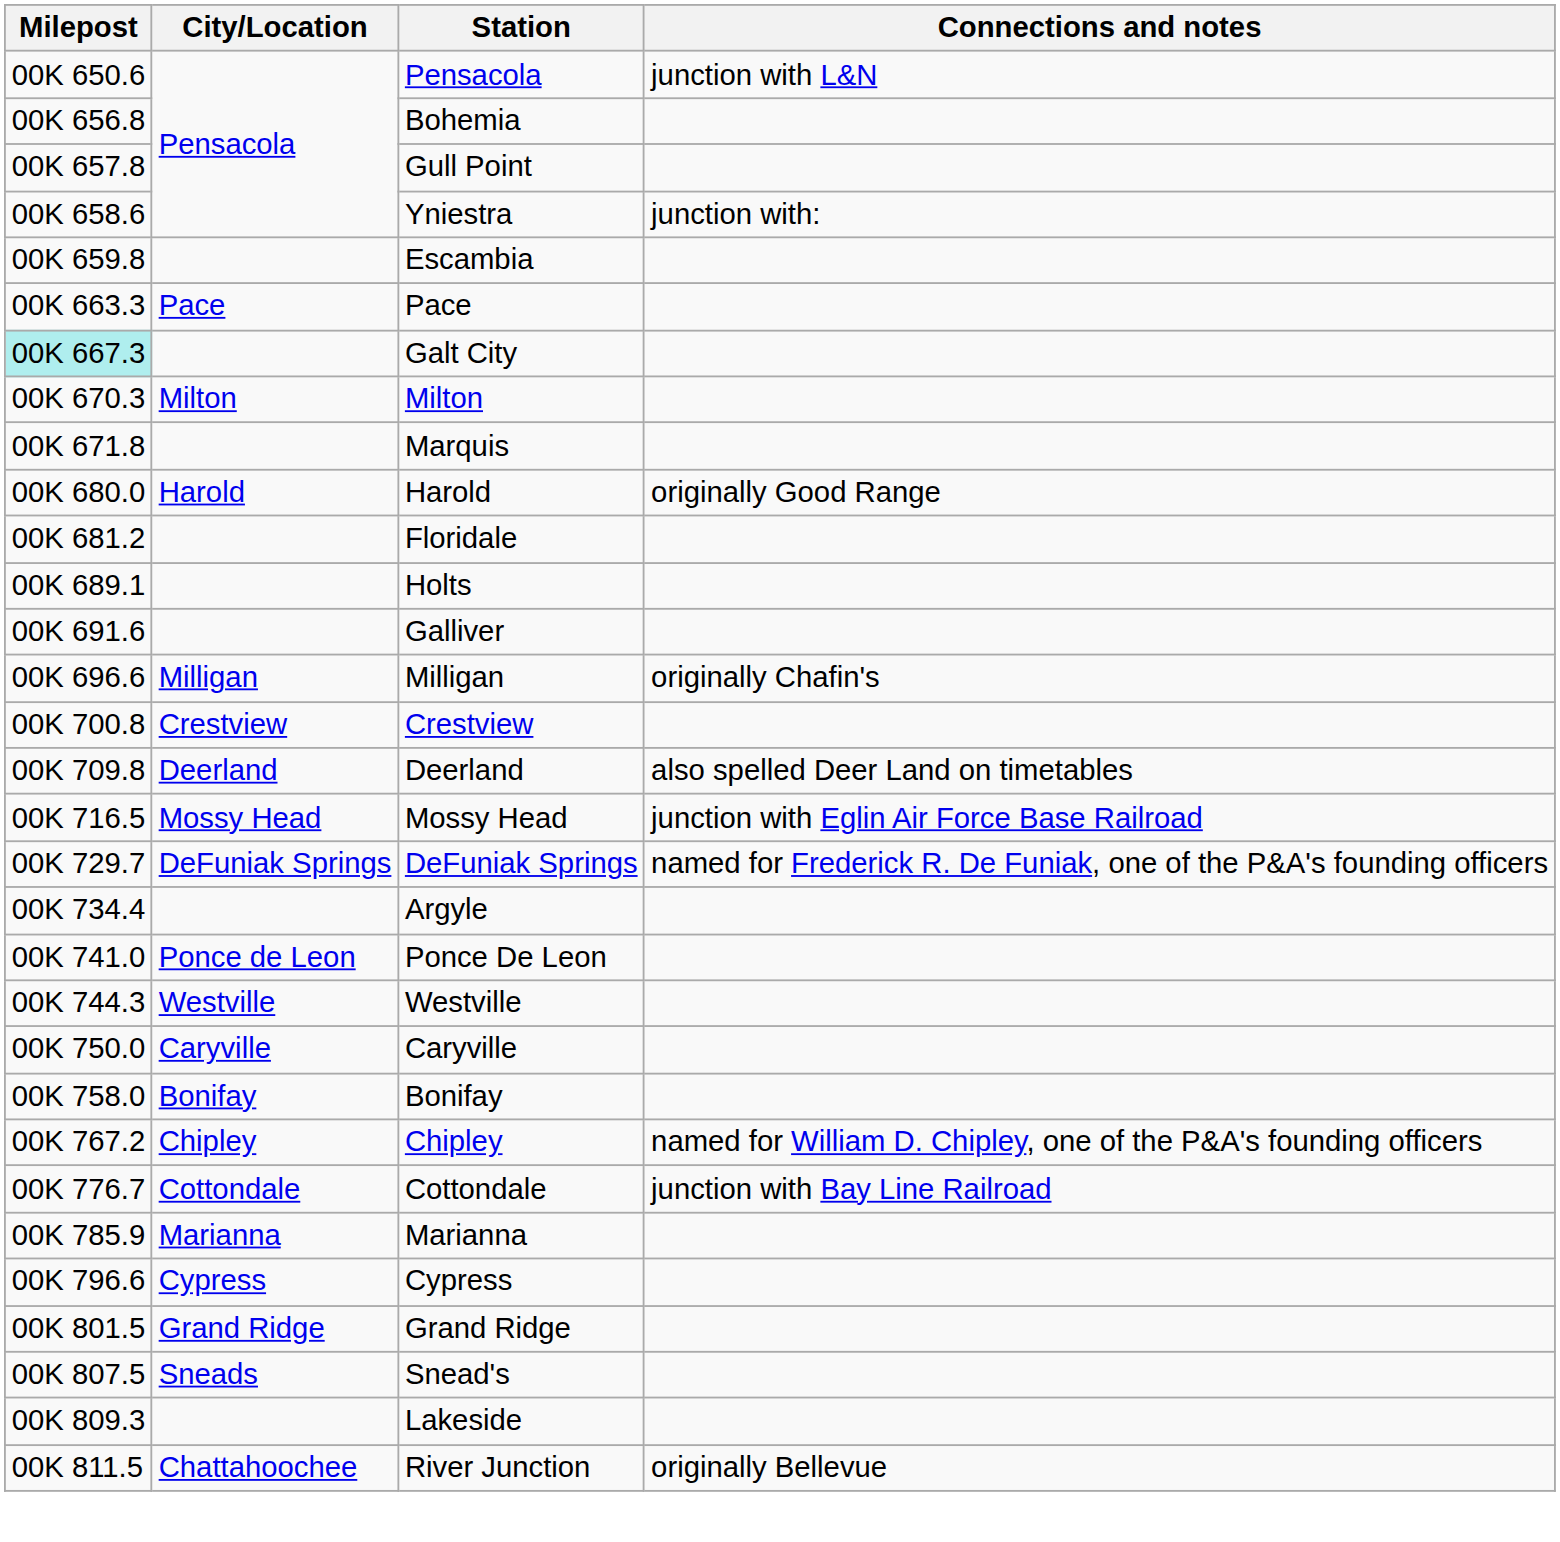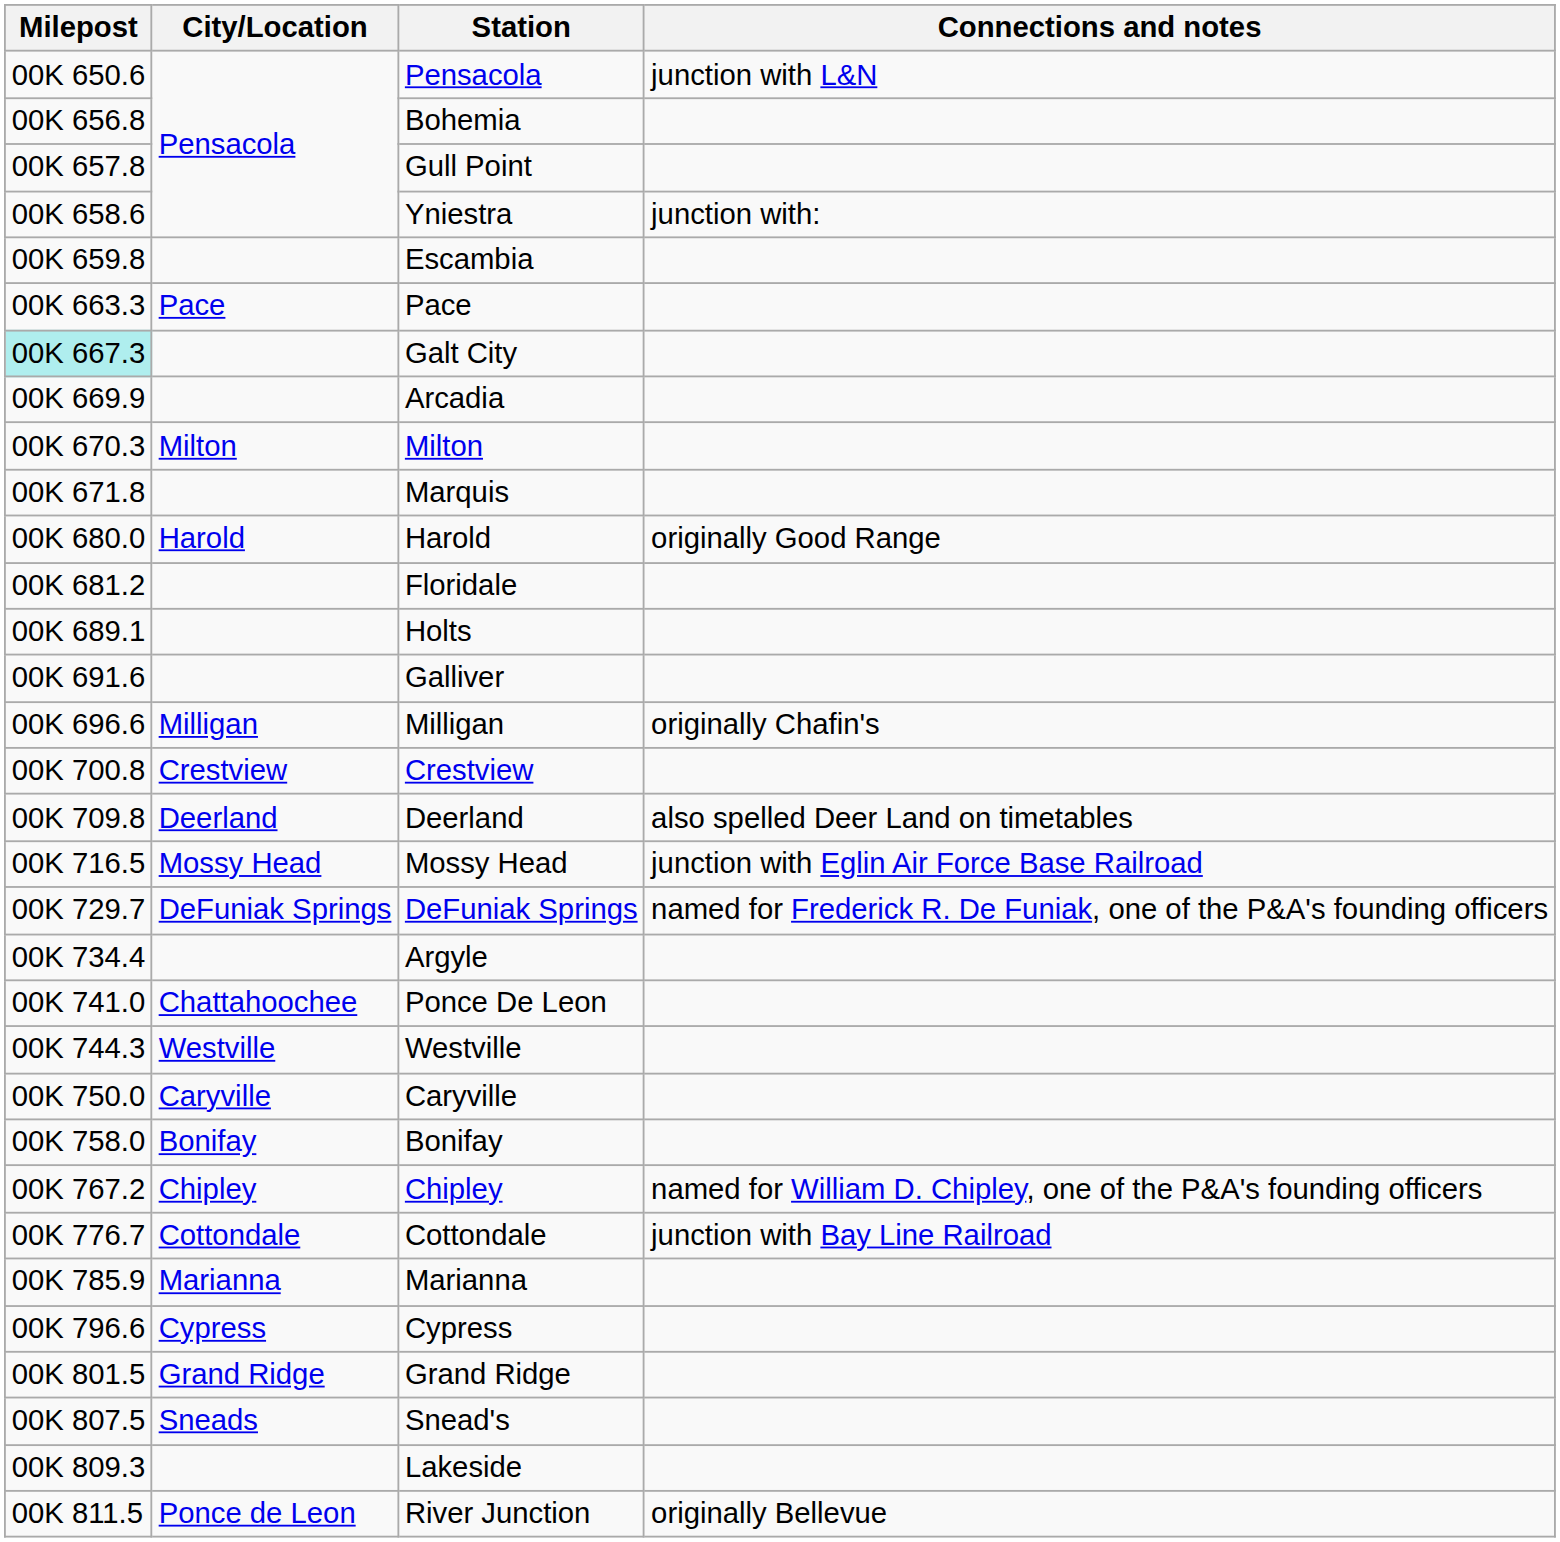+ row: (455, 399)
(257, 956) Ponce de Leon -> (258, 1002) Chattahoochee
(258, 1467) Chattahoochee -> (257, 1513) Ponce de Leon
